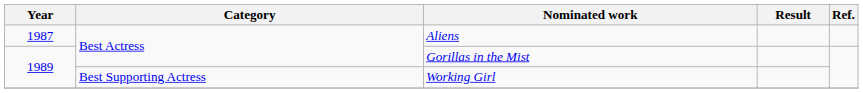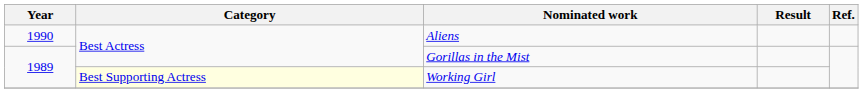(40, 35) 1987 -> (40, 35) 1990
(142, 77) no background -> (142, 77) lightyellow background
